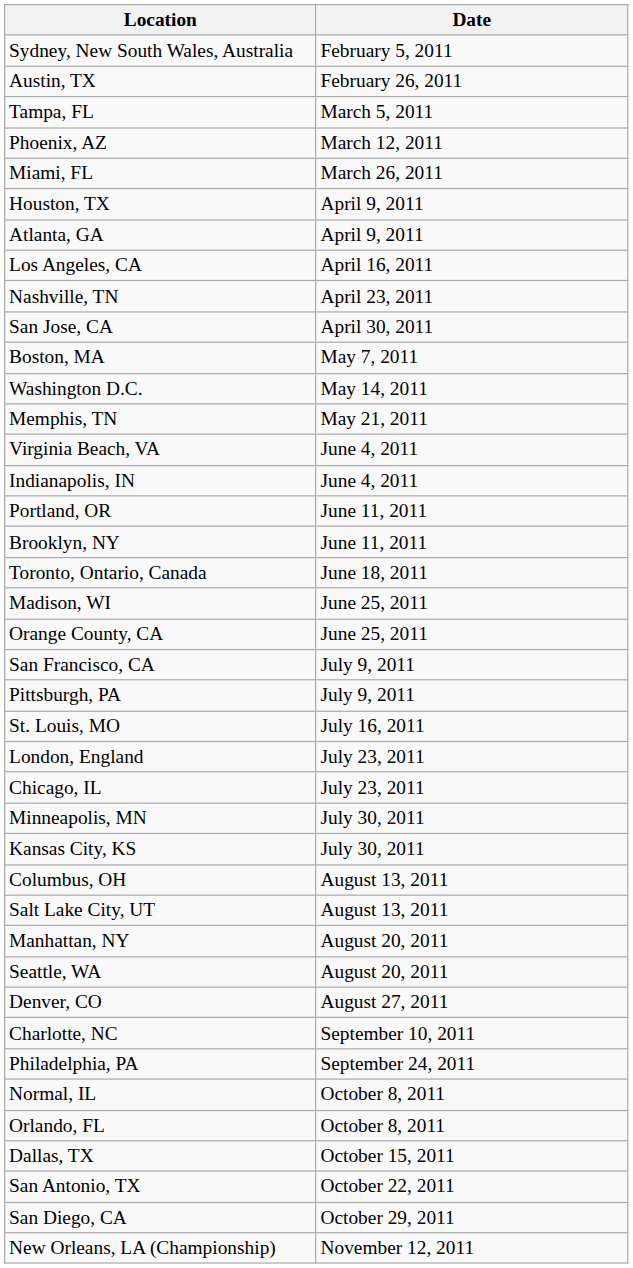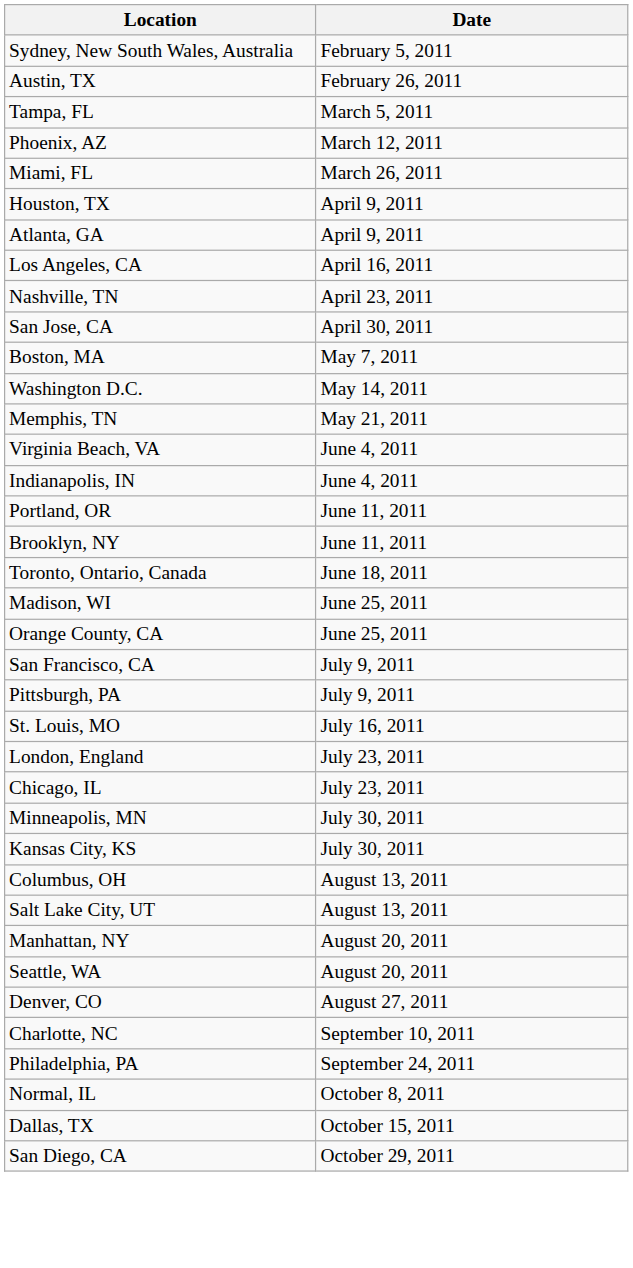- row: (57, 1125)
- row: (75, 1186)
- row: (142, 1248)
